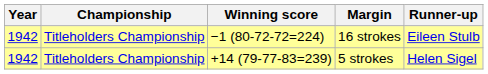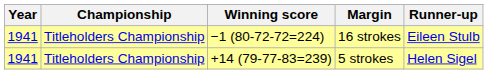(23, 36) 1942 -> (23, 36) 1941
(23, 58) 1942 -> (23, 58) 1941
